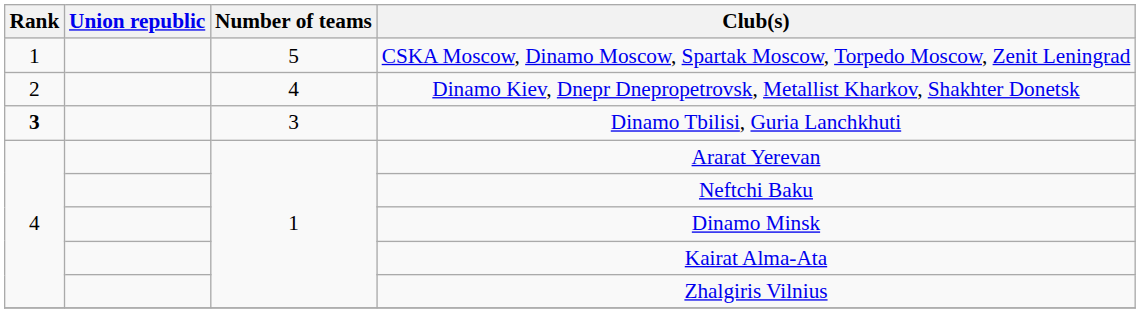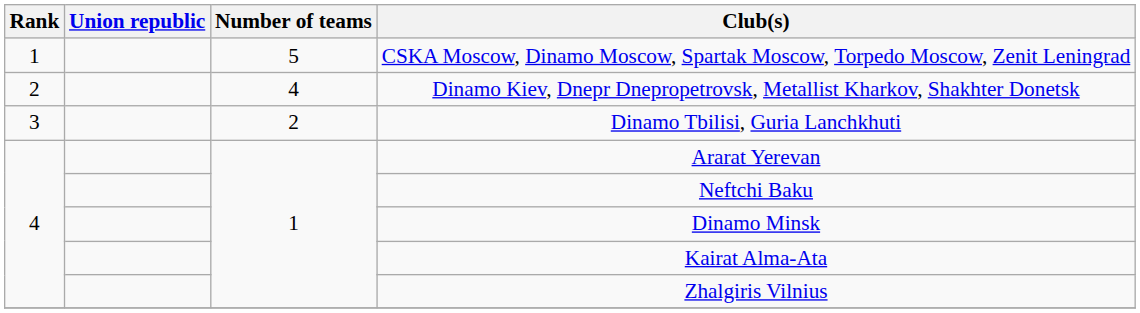(34, 122) bold -> (34, 122) normal
(293, 122) 3 -> (293, 122) 2
